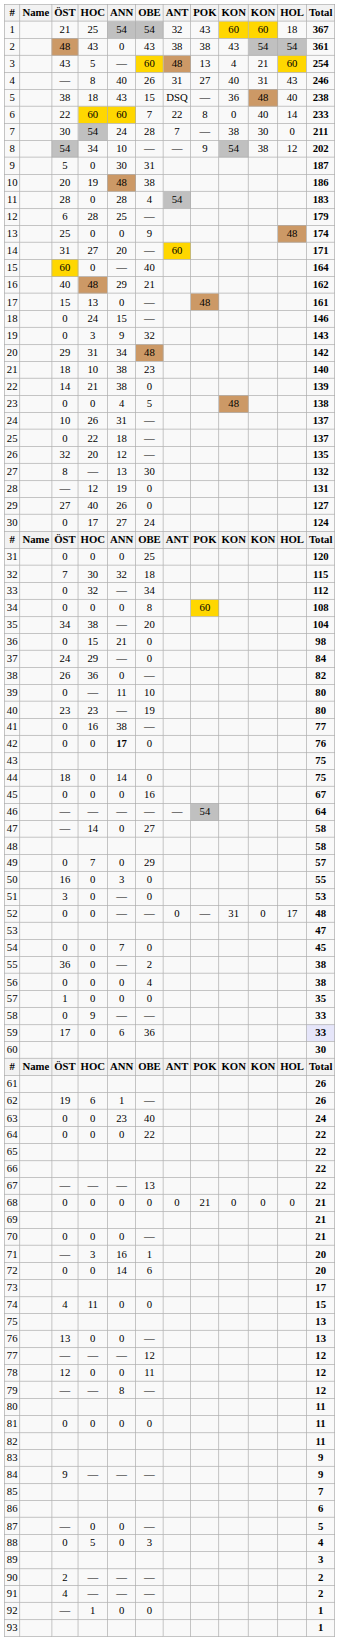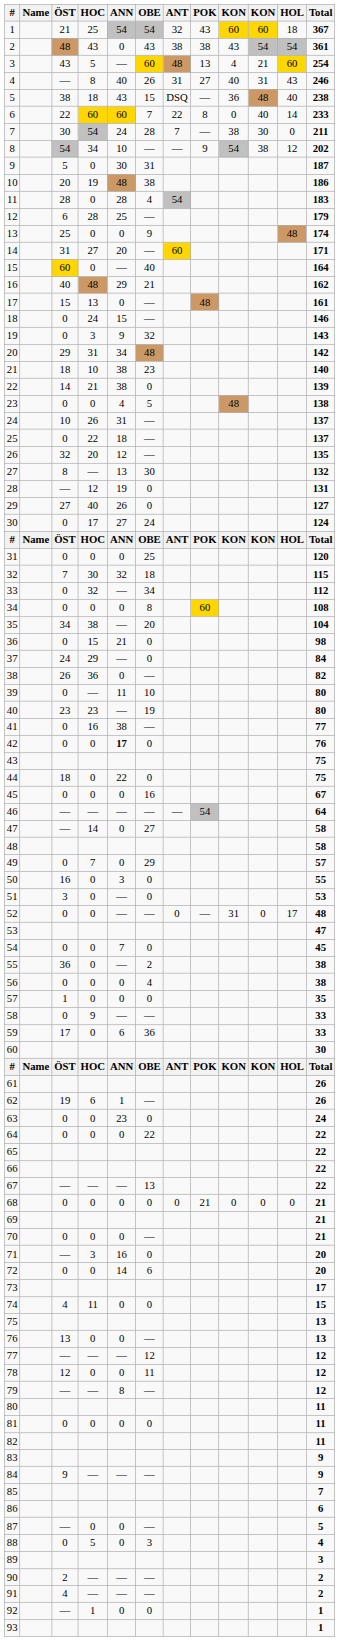(122, 778) 14 -> (122, 778) 22
(321, 1033) lavender background -> (321, 1033) no background
(149, 1118) 40 -> (149, 1118) 0
(149, 1254) 1 -> (149, 1254) 0
